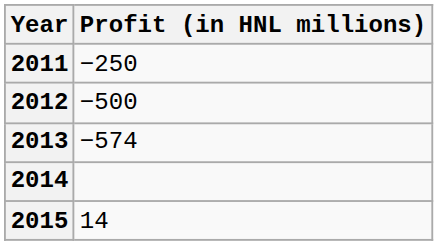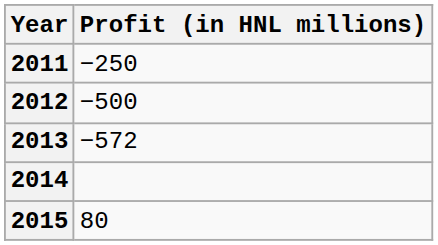(109, 142) −574 -> (109, 142) −572
(94, 221) 14 -> (94, 221) 80
